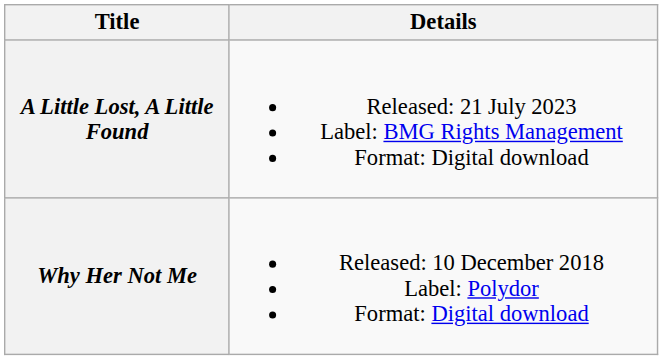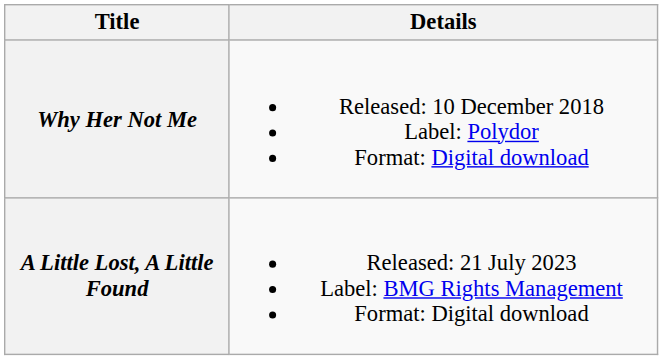rows swapped: (117, 275) <-> (117, 118)
